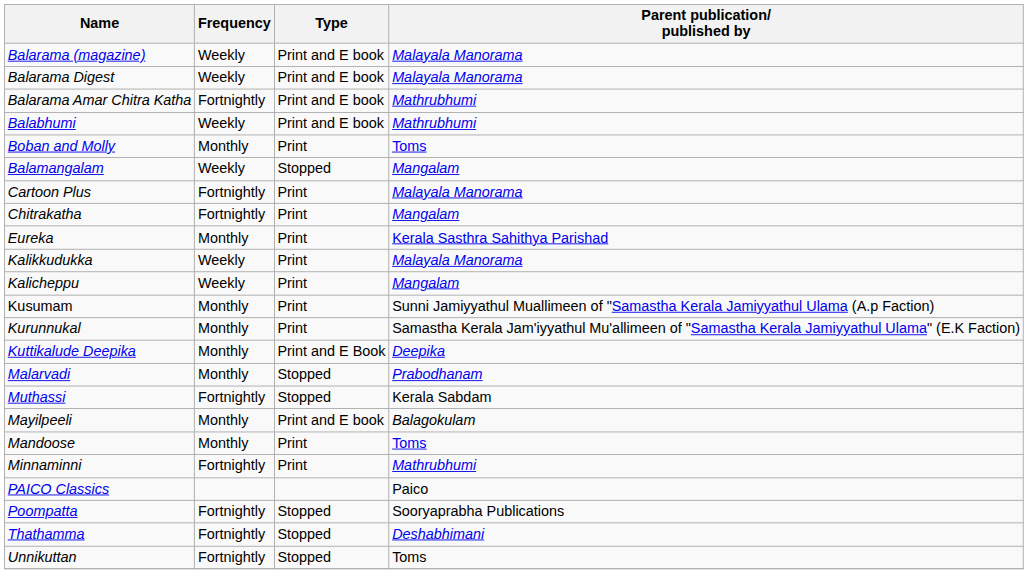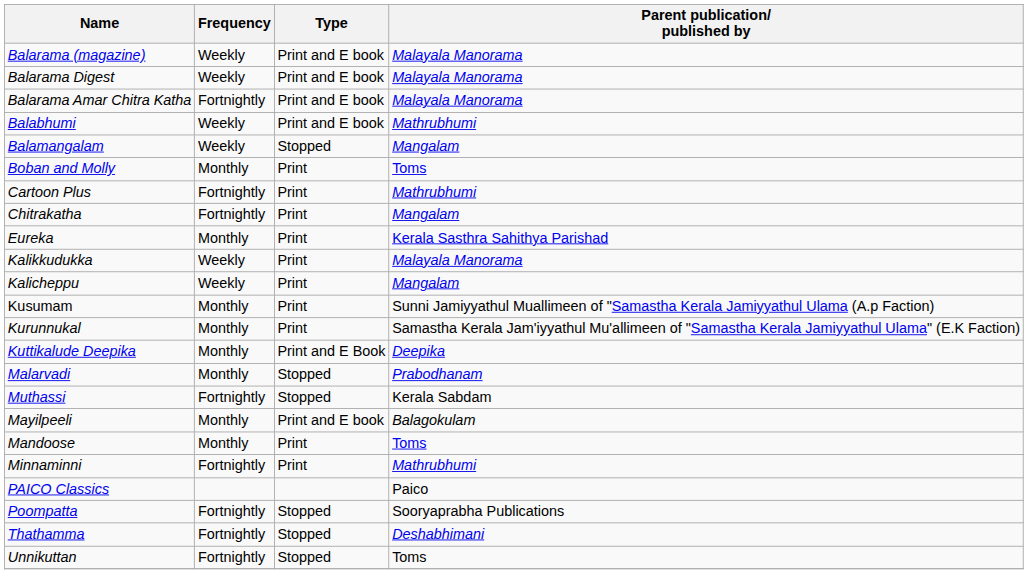(434, 100) Mathrubhumi -> (457, 100) Malayala Manorama
rows swapped: (56, 169) <-> (61, 146)
(457, 191) Malayala Manorama -> (434, 191) Mathrubhumi
